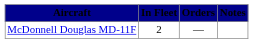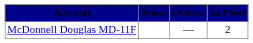columns swapped: (159, 12) <-> (233, 12)
